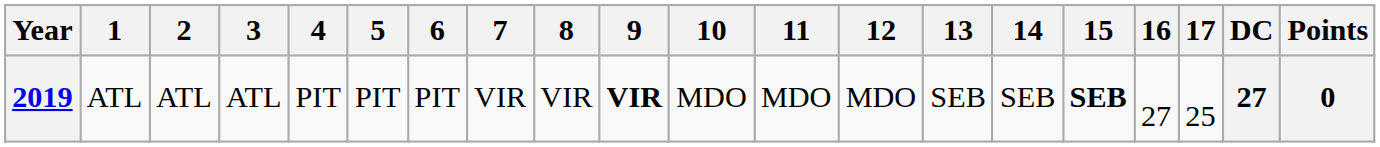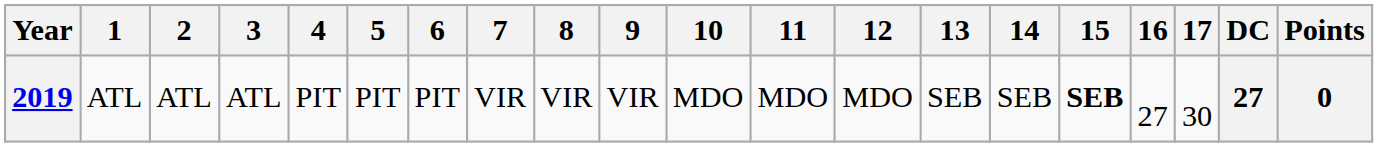(634, 97) bold -> (633, 97) normal
(1200, 115) 25 -> (1197, 115) 30
